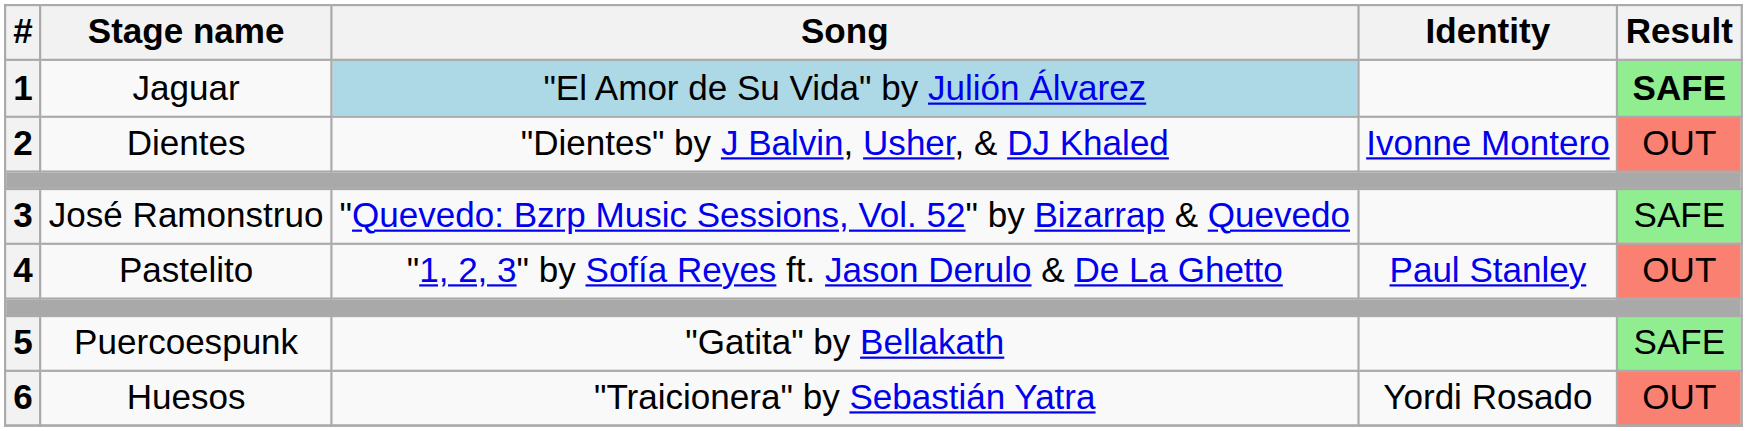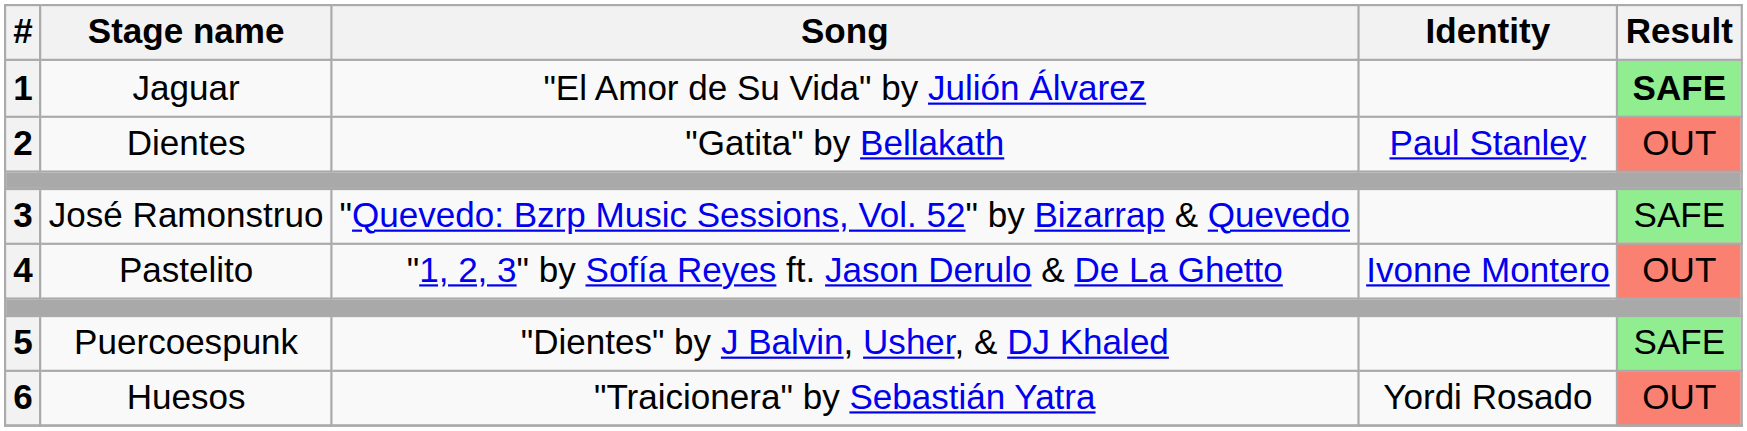(845, 87) lightblue background -> (845, 87) no background
(845, 143) "Dientes" by J Balvin, Usher, & DJ Khaled -> (845, 143) "Gatita" by Bellakath
(1488, 143) Ivonne Montero -> (1488, 143) Paul Stanley
(1488, 270) Paul Stanley -> (1488, 270) Ivonne Montero
(845, 342) "Gatita" by Bellakath -> (845, 342) "Dientes" by J Balvin, Usher, & DJ Khaled
